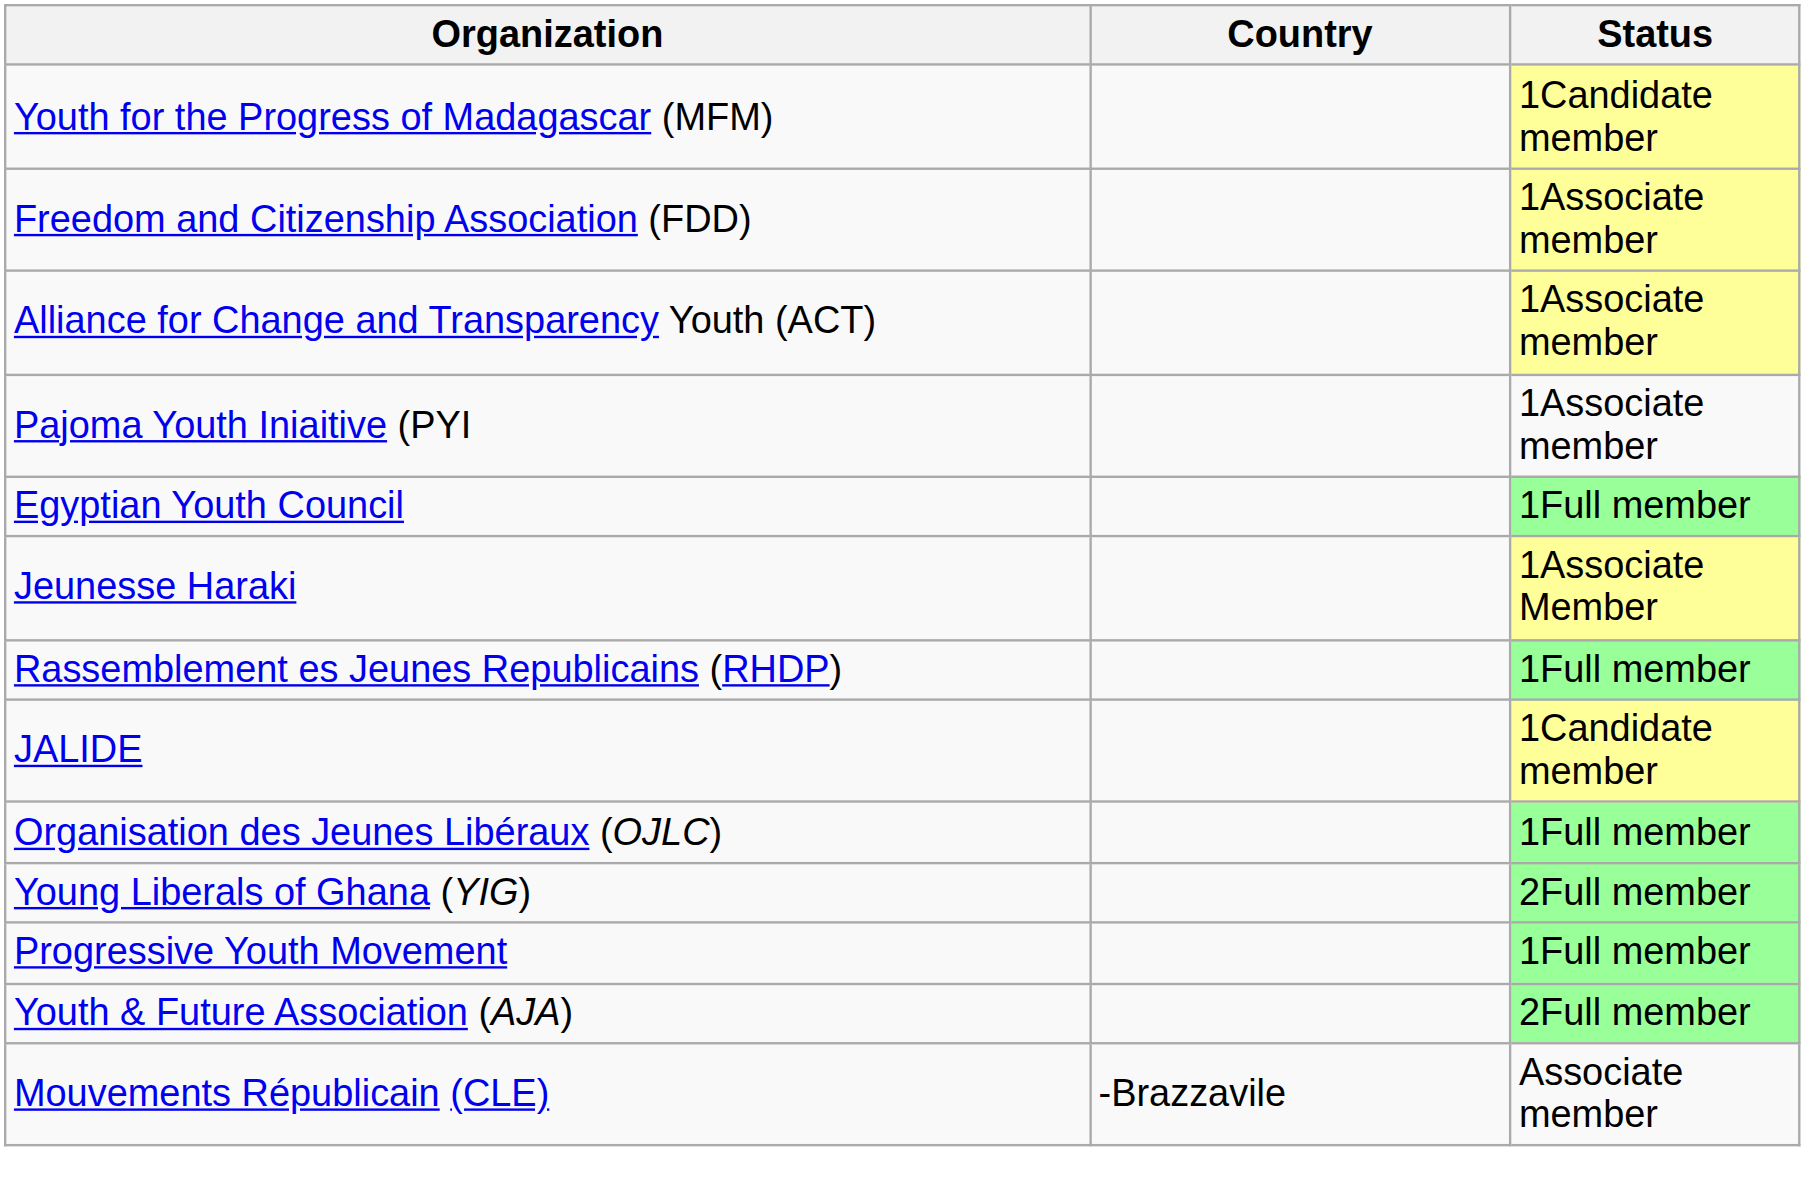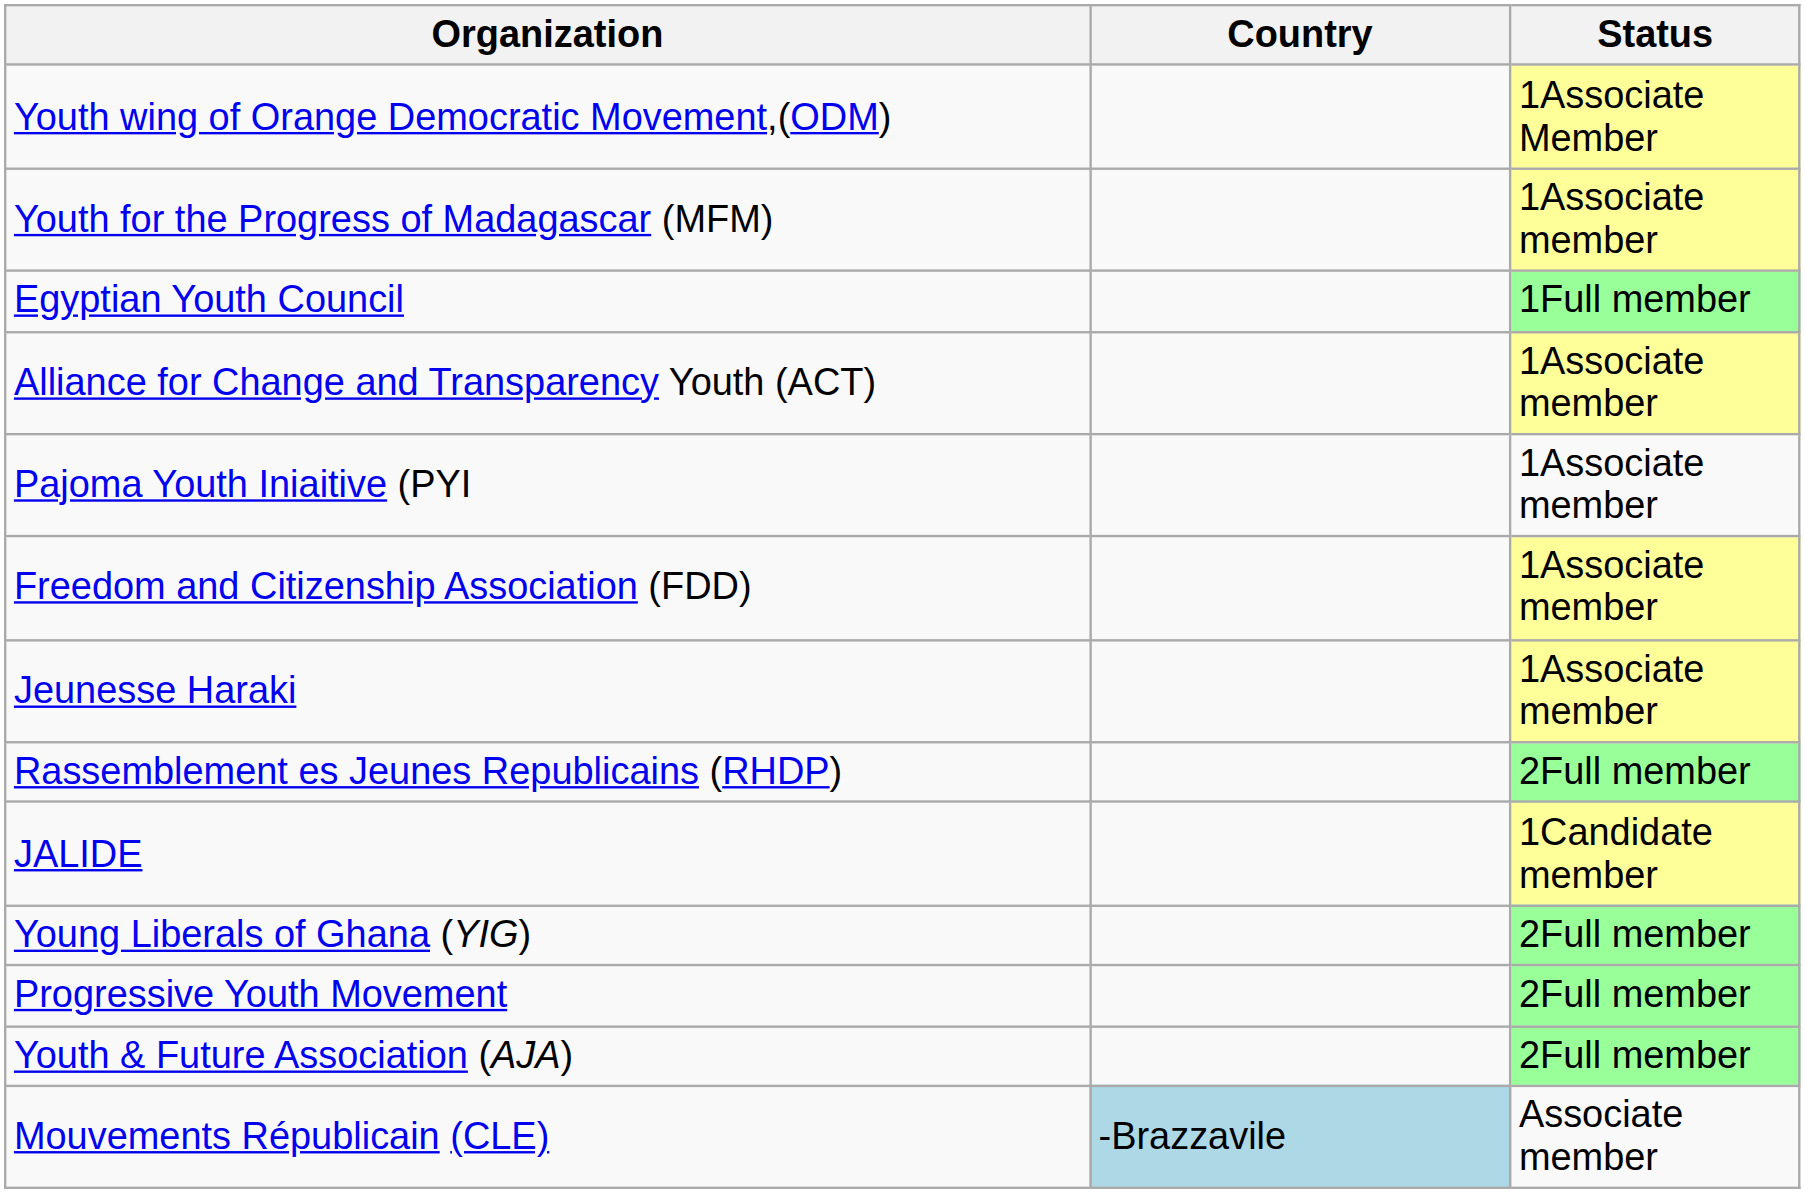+ row: (453, 116)
(1616, 116) 1Candidate member -> (1612, 218) 1Associate member
rows swapped: (383, 218) <-> (209, 505)
(1612, 587) 1Associate Member -> (1612, 690) 1Associate member
(1635, 668) 1Full member -> (1635, 771) 2Full member
- row: (368, 831)
(1635, 952) 1Full member -> (1635, 994) 2Full member
(1192, 1093) no background -> (1192, 1136) lightblue background
